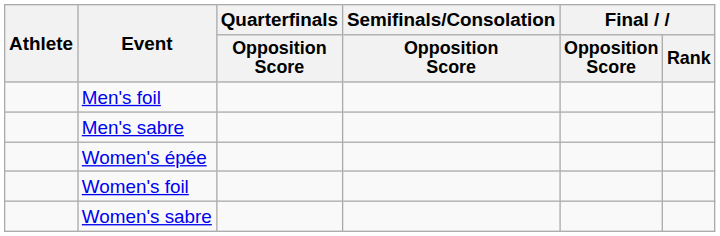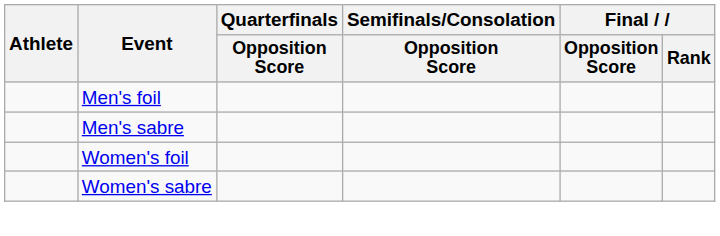- row: (144, 157)
